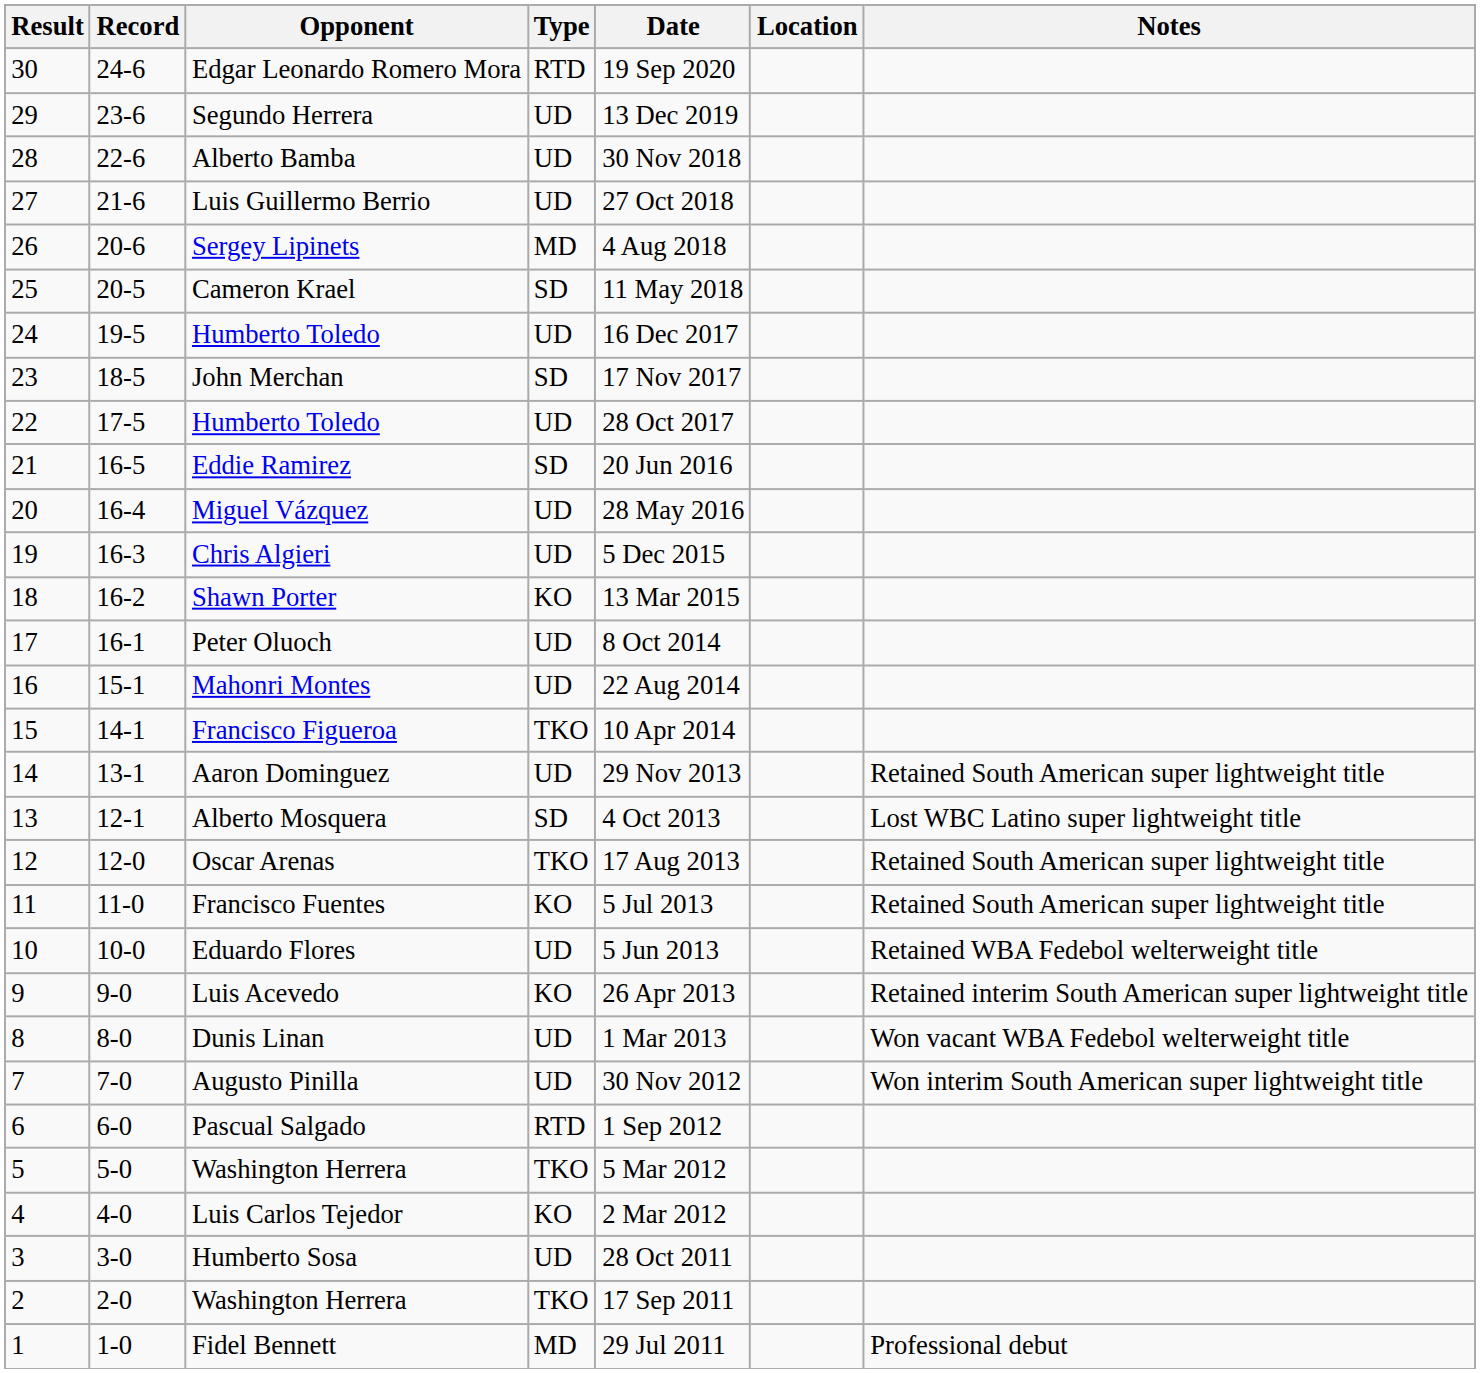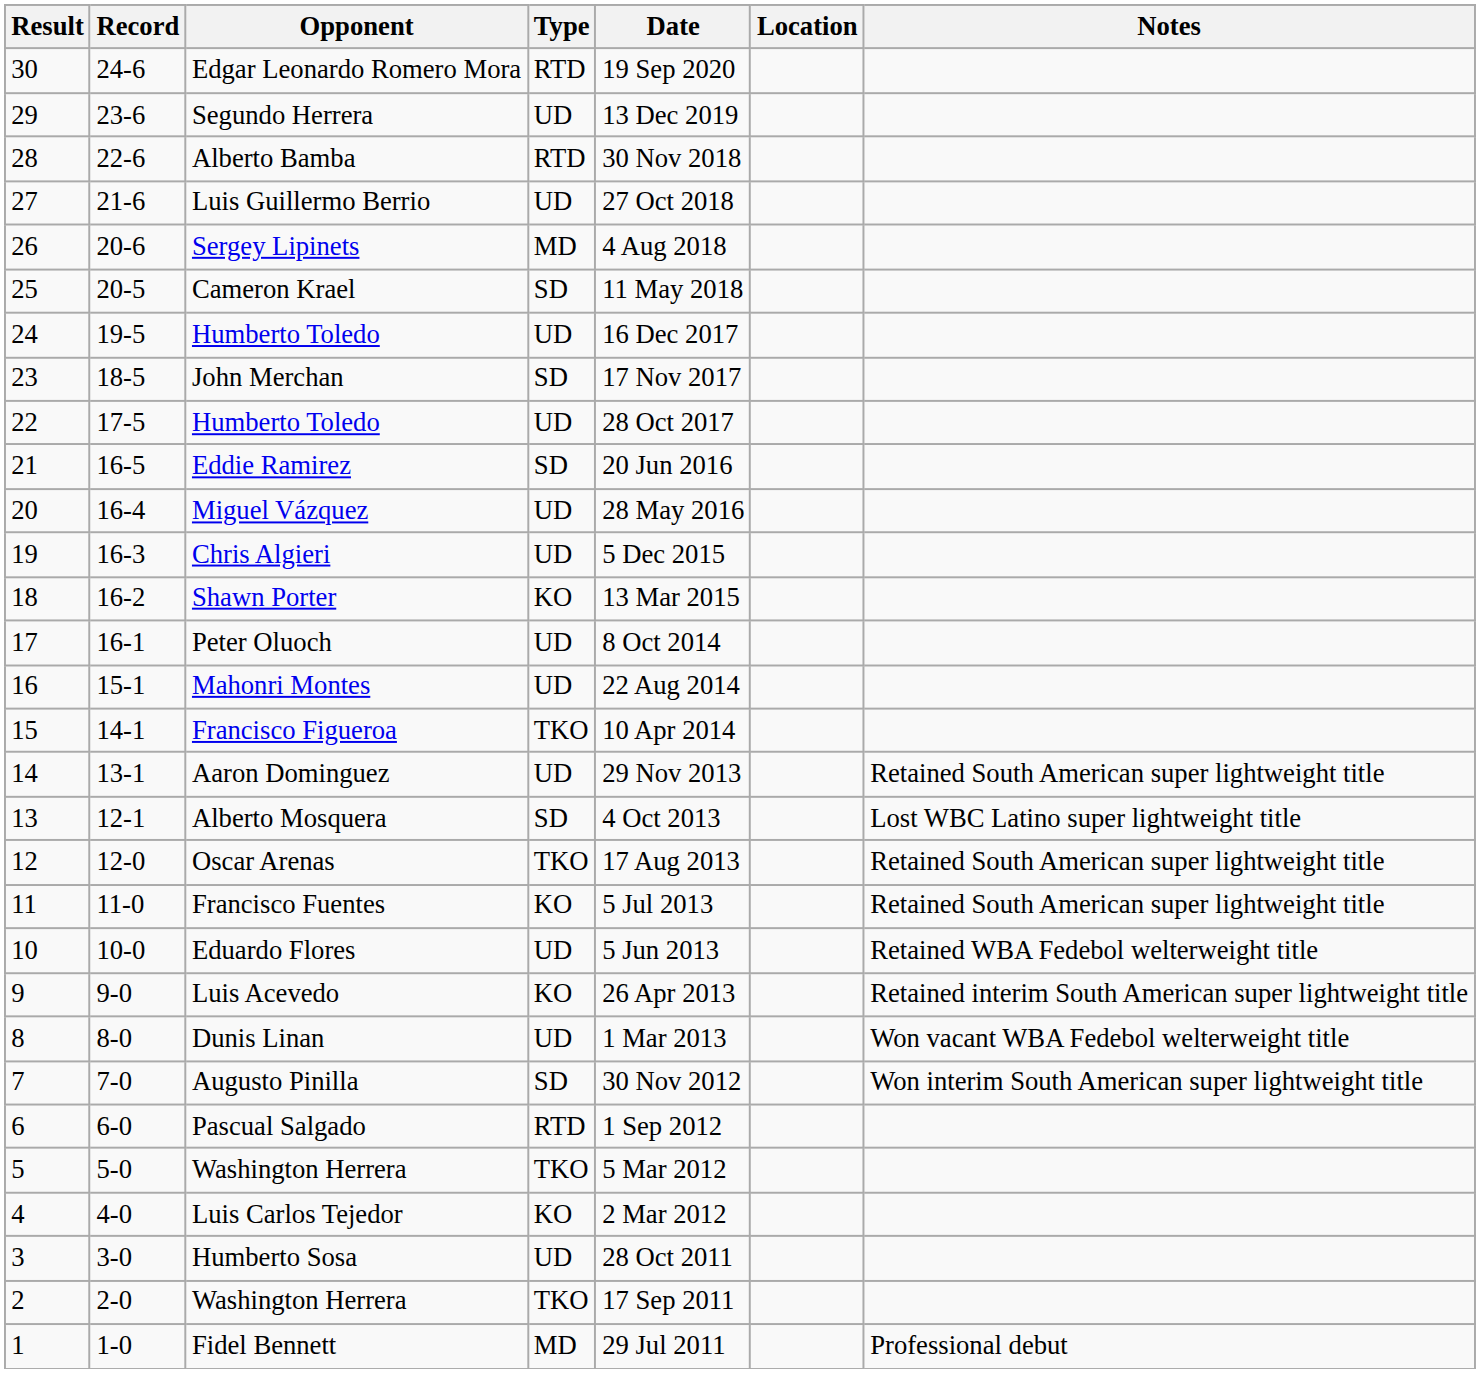(553, 158) UD -> (560, 158) RTD
(553, 1081) UD -> (551, 1081) SD
